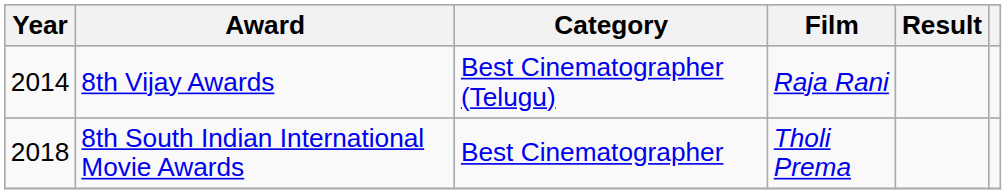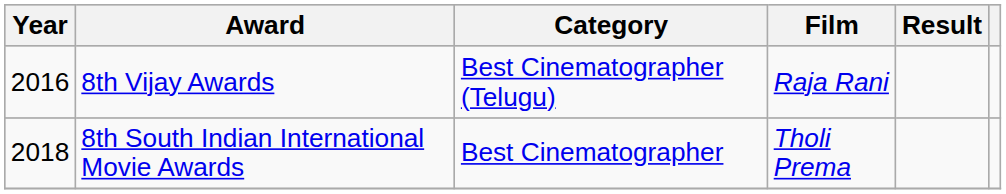(40, 81) 2014 -> (40, 81) 2016
